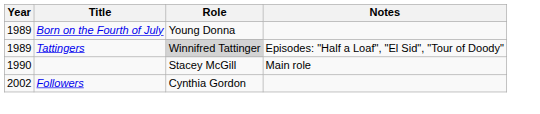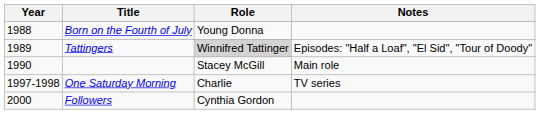(19, 30) 1989 -> (19, 30) 1988
+ row: (120, 83)
(19, 83) 2002 -> (19, 100) 2000
